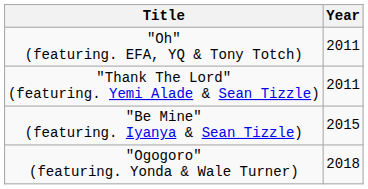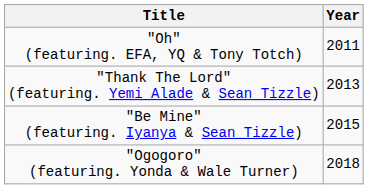(343, 86) 2011 -> (343, 86) 2013
